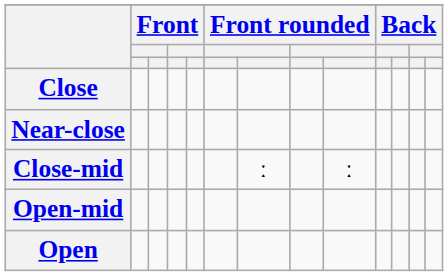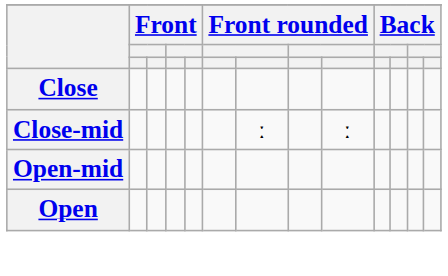- row: (68, 128)
(349, 169) normal -> (347, 128) bold
